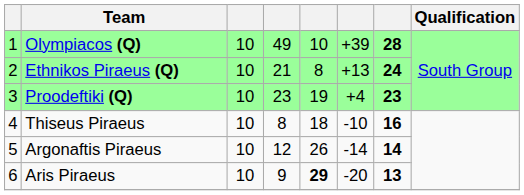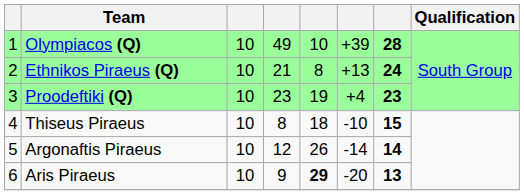(392, 123) 16 -> (392, 123) 15
